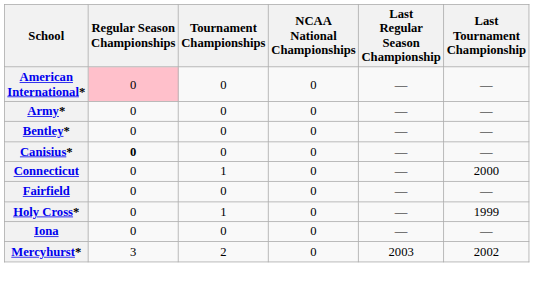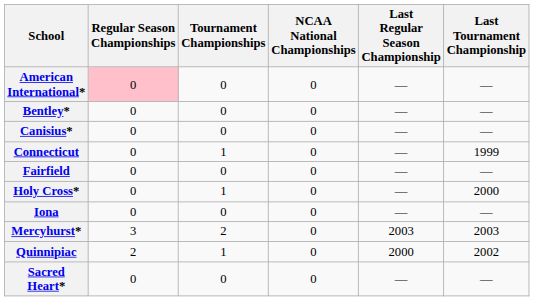- row: (46, 111)
(133, 151) bold -> (133, 131) normal
(486, 171) 2000 -> (486, 151) 1999
(486, 211) 1999 -> (486, 191) 2000
(486, 251) 2002 -> (486, 231) 2003
+ row: (46, 251)
+ row: (46, 278)
